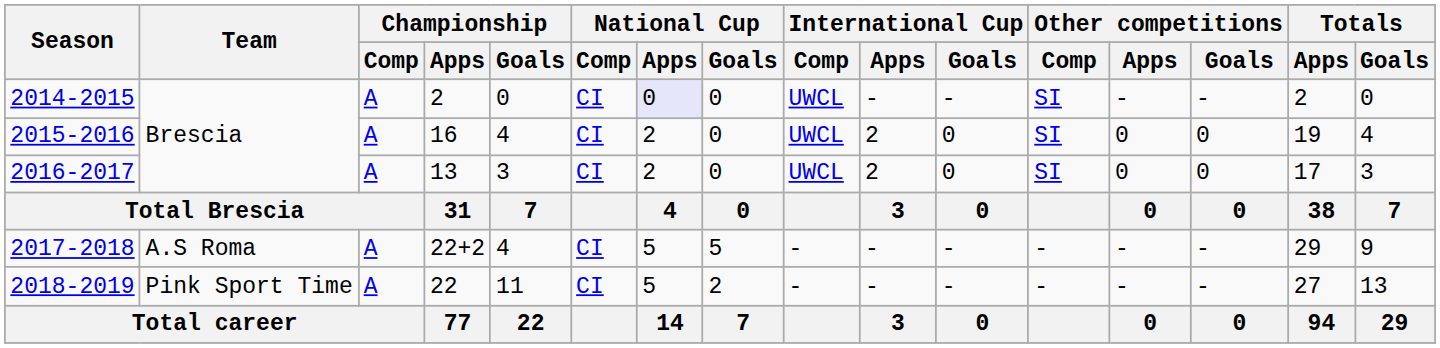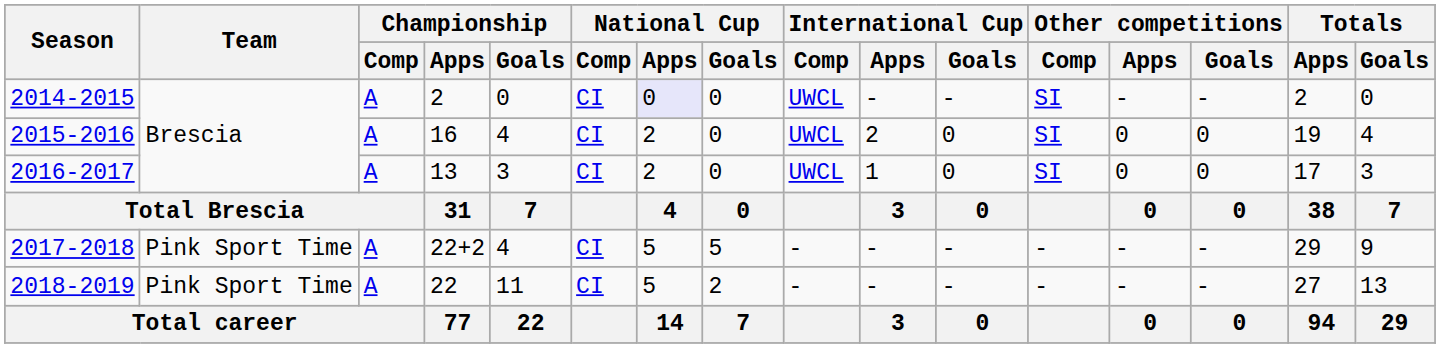(872, 174) 2 -> (872, 174) 1
(201, 249) A.S Roma -> (249, 249) Pink Sport Time
